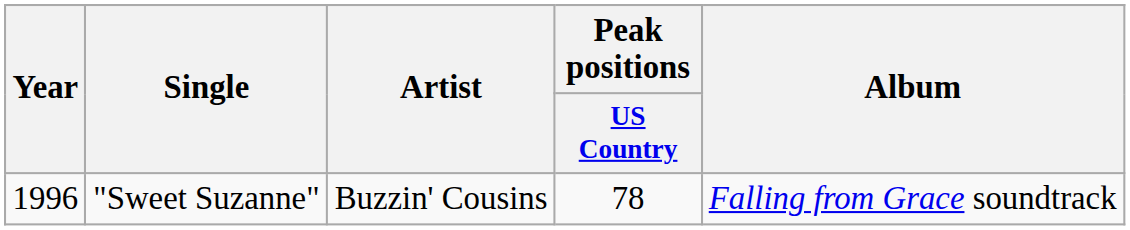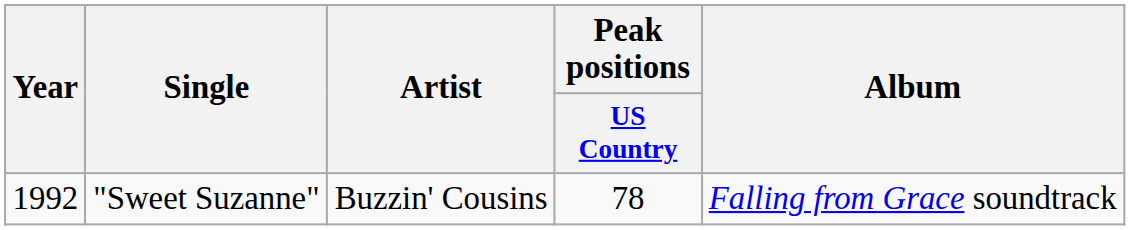(45, 197) 1996 -> (45, 197) 1992
